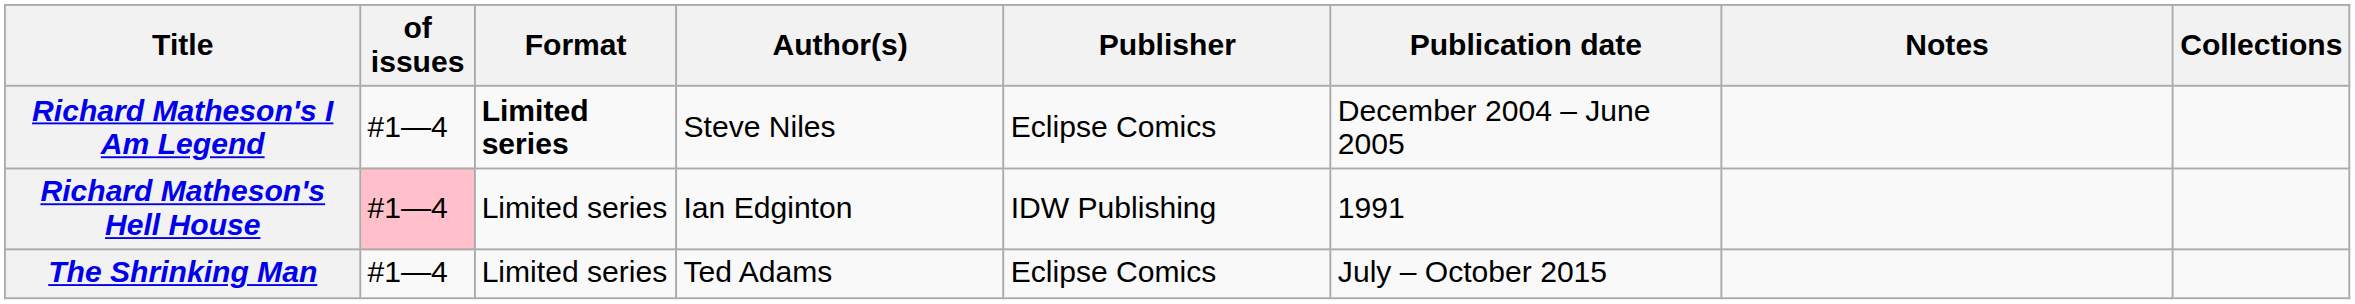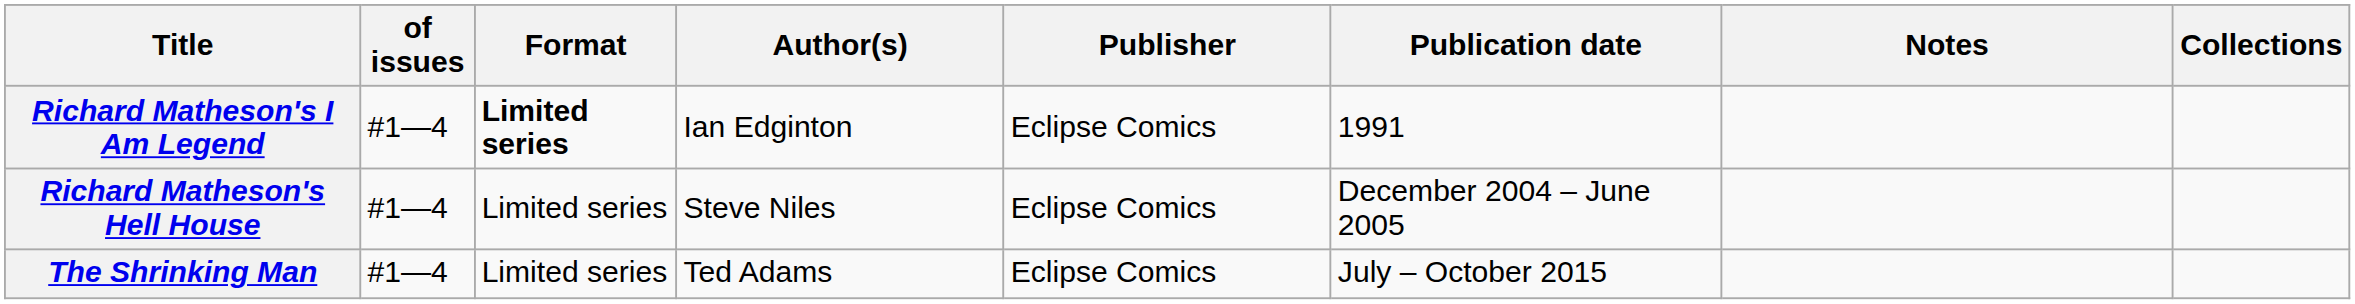(760, 126) Steve Niles -> (768, 126) Ian Edginton
(1494, 126) December 2004 – June 2005 -> (1371, 126) 1991
(408, 208) pink background -> (408, 208) no background
(768, 208) Ian Edginton -> (760, 208) Steve Niles
(1113, 208) IDW Publishing -> (1113, 208) Eclipse Comics
(1371, 208) 1991 -> (1494, 208) December 2004 – June 2005
